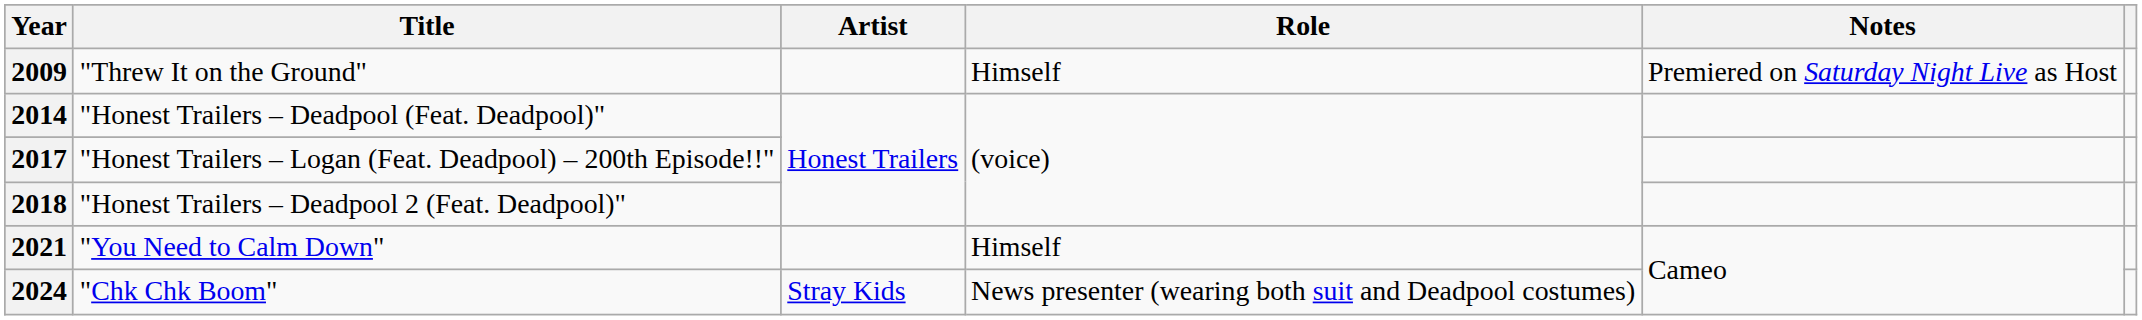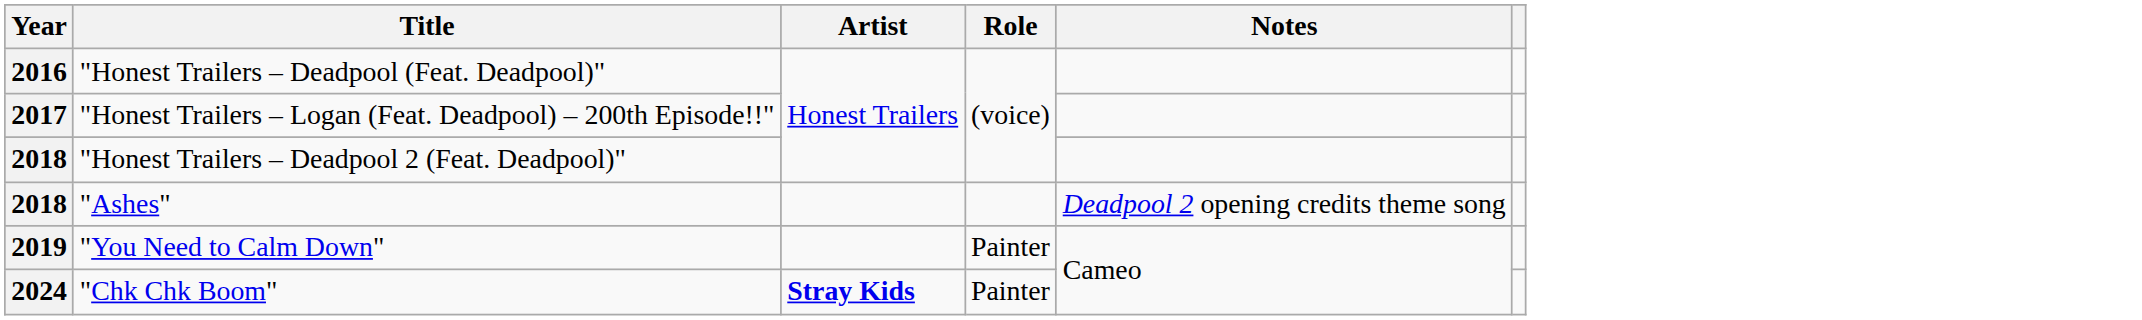- row: (223, 70)
(39, 114) 2014 -> (39, 70) 2016
+ row: (125, 203)
(39, 247) 2021 -> (39, 247) 2019
(1016, 247) Himself -> (1010, 247) Painter
(846, 291) normal -> (851, 291) bold
(1303, 291) News presenter (wearing both suit and Deadpool costumes) -> (1010, 291) Painter
